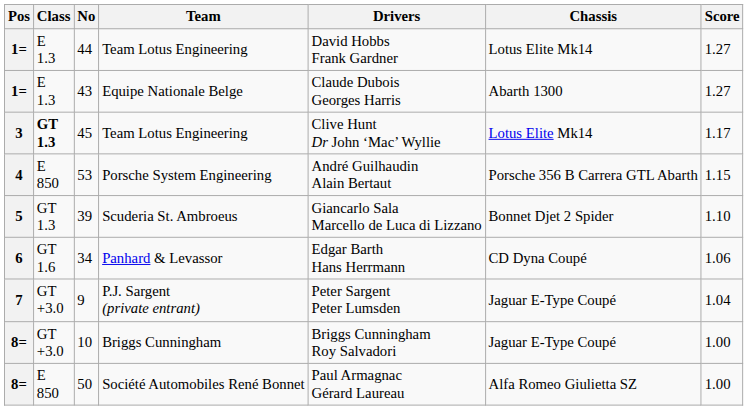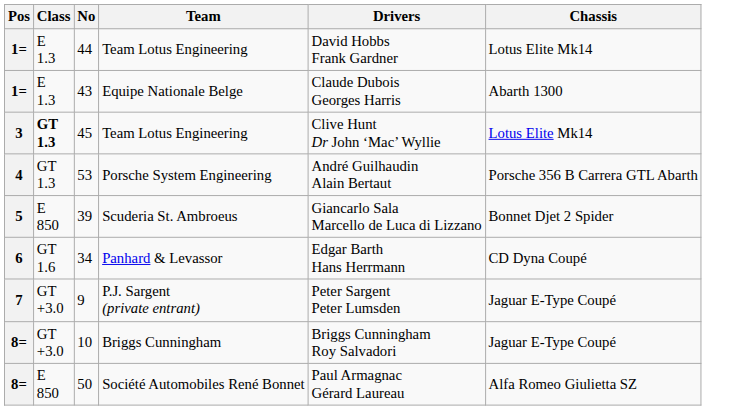- column: (722, 16)
(48, 175) E 850 -> (47, 175) GT 1.3
(47, 216) GT 1.3 -> (48, 216) E 850
